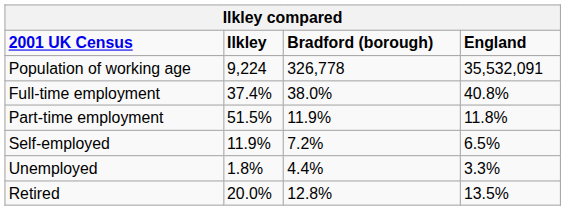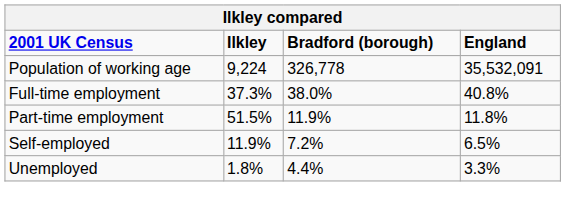(249, 93) 37.4% -> (249, 93) 37.3%
- row: (34, 193)
